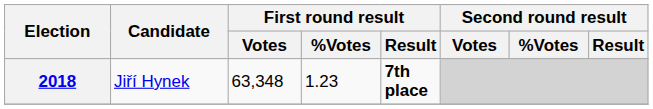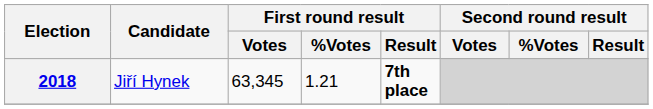(258, 81) 63,348 -> (258, 81) 63,345
(322, 81) 1.23 -> (322, 81) 1.21
